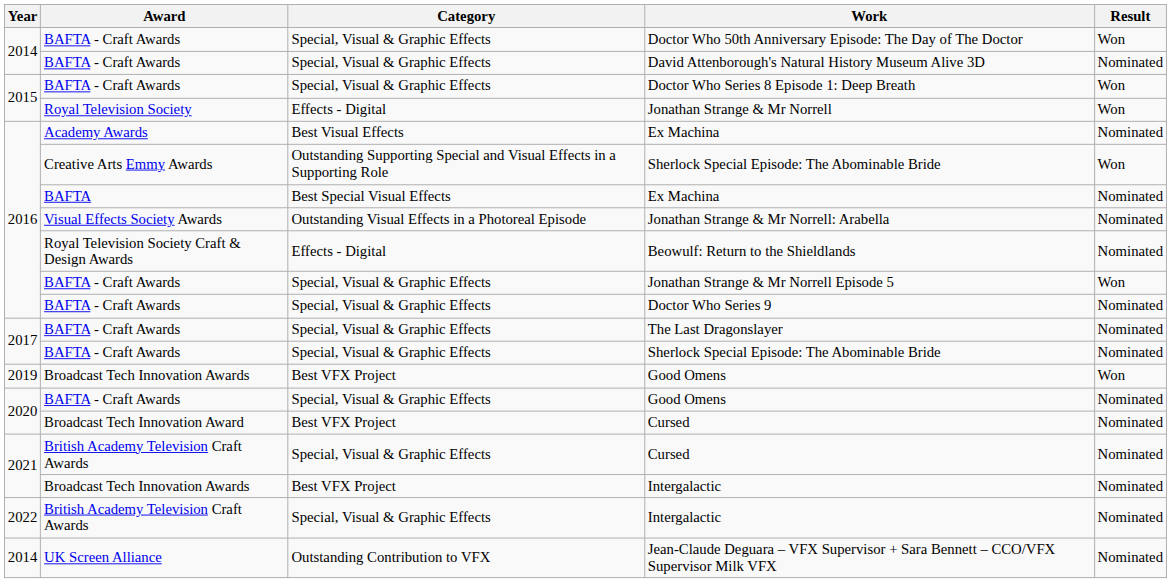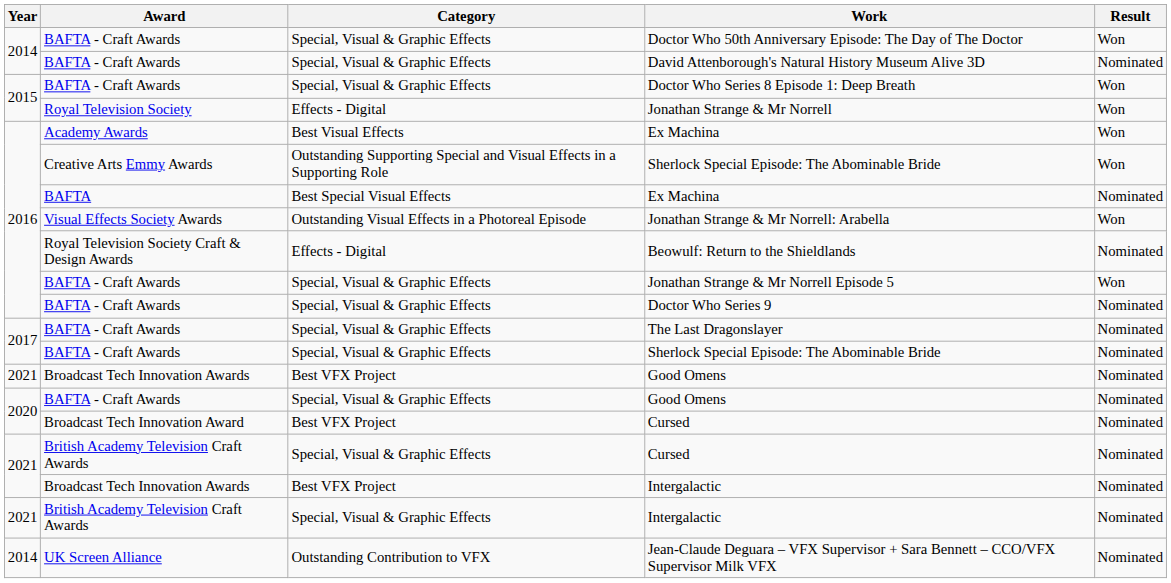(1130, 132) Nominated -> (1111, 132) Won
(1130, 219) Nominated -> (1111, 219) Won
(23, 376) 2019 -> (23, 376) 2021
(1111, 376) Won -> (1130, 376) Nominated
(23, 517) 2022 -> (23, 517) 2021
